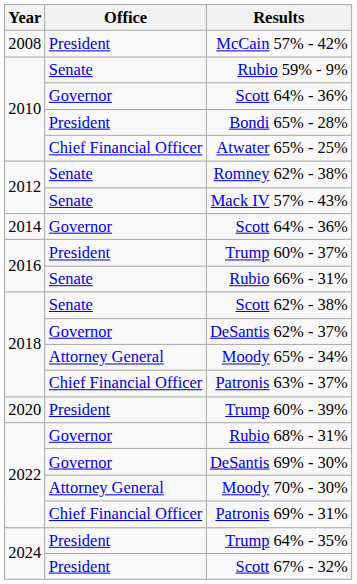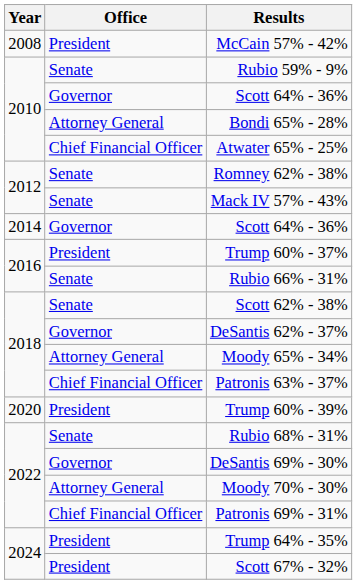(80, 122) President -> (106, 122) Attorney General
(80, 435) Governor -> (71, 435) Senate
